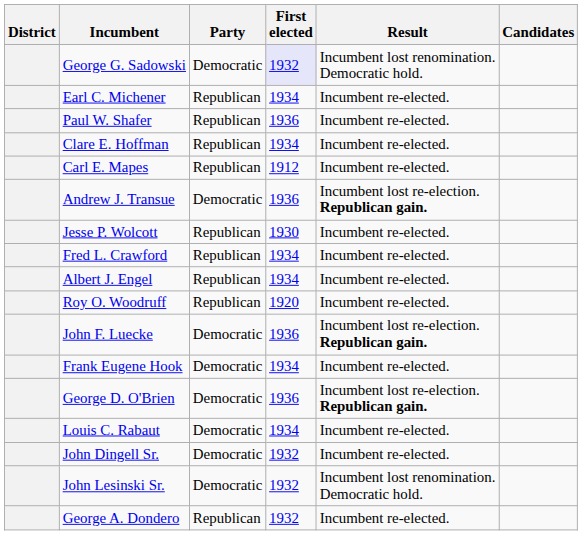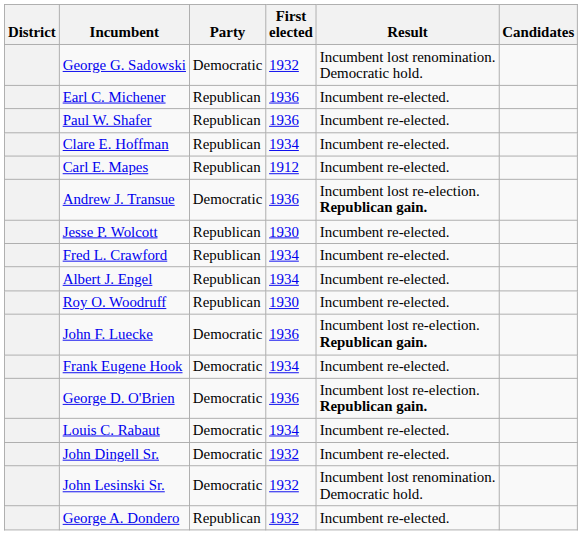(284, 65) lavender background -> (284, 65) no background
(284, 96) 1934 -> (284, 96) 1936
(284, 302) 1920 -> (284, 302) 1930
